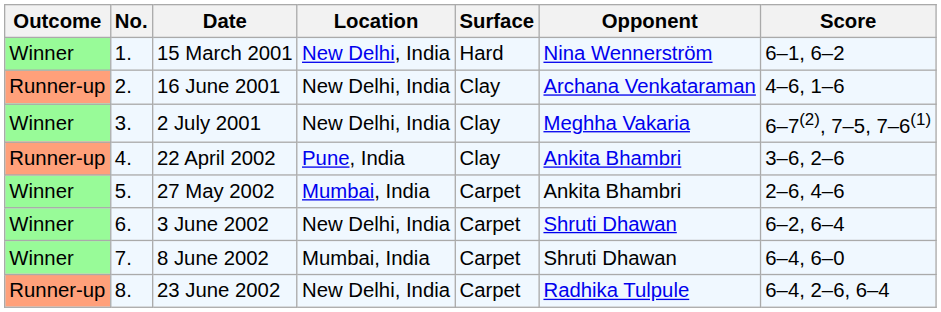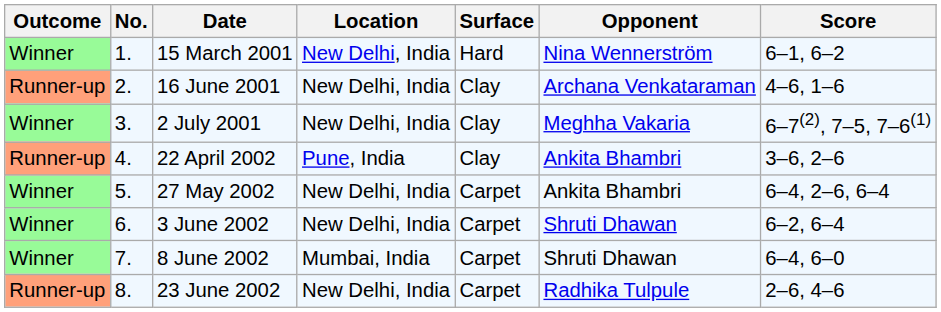(366, 190) Mumbai, India -> (376, 190) New Delhi, India
(805, 190) 2–6, 4–6 -> (827, 190) 6–4, 2–6, 6–4
(827, 289) 6–4, 2–6, 6–4 -> (805, 289) 2–6, 4–6
